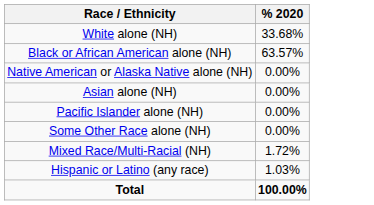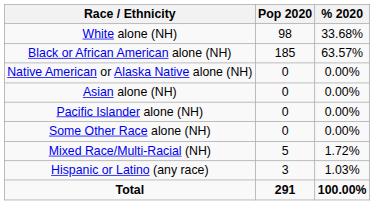+ column: (285, 14)
